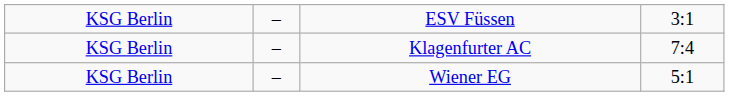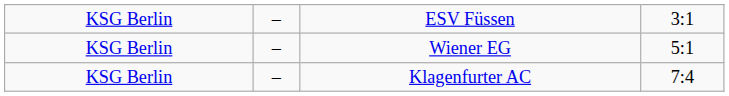rows swapped: (470, 47) <-> (470, 76)
